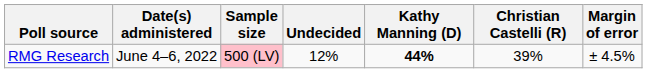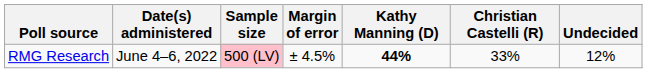columns swapped: (612, 25) <-> (324, 33)
(528, 56) 39% -> (505, 56) 33%
